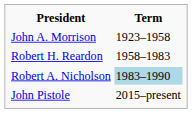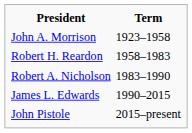(143, 75) lightblue background -> (143, 75) no background
+ row: (55, 95)
